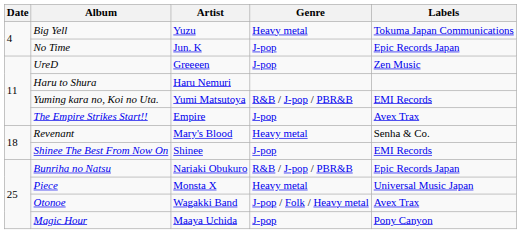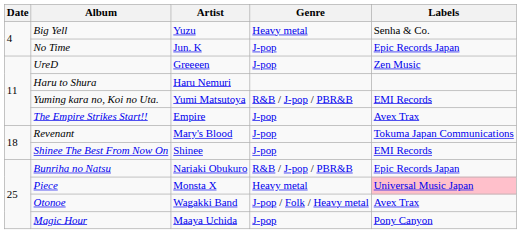(444, 30) Tokuma Japan Communications -> (402, 30) Senha & Co.
(280, 133) Heavy metal -> (264, 133) J-pop
(402, 133) Senha & Co. -> (444, 133) Tokuma Japan Communications
(424, 185) no background -> (424, 185) pink background
